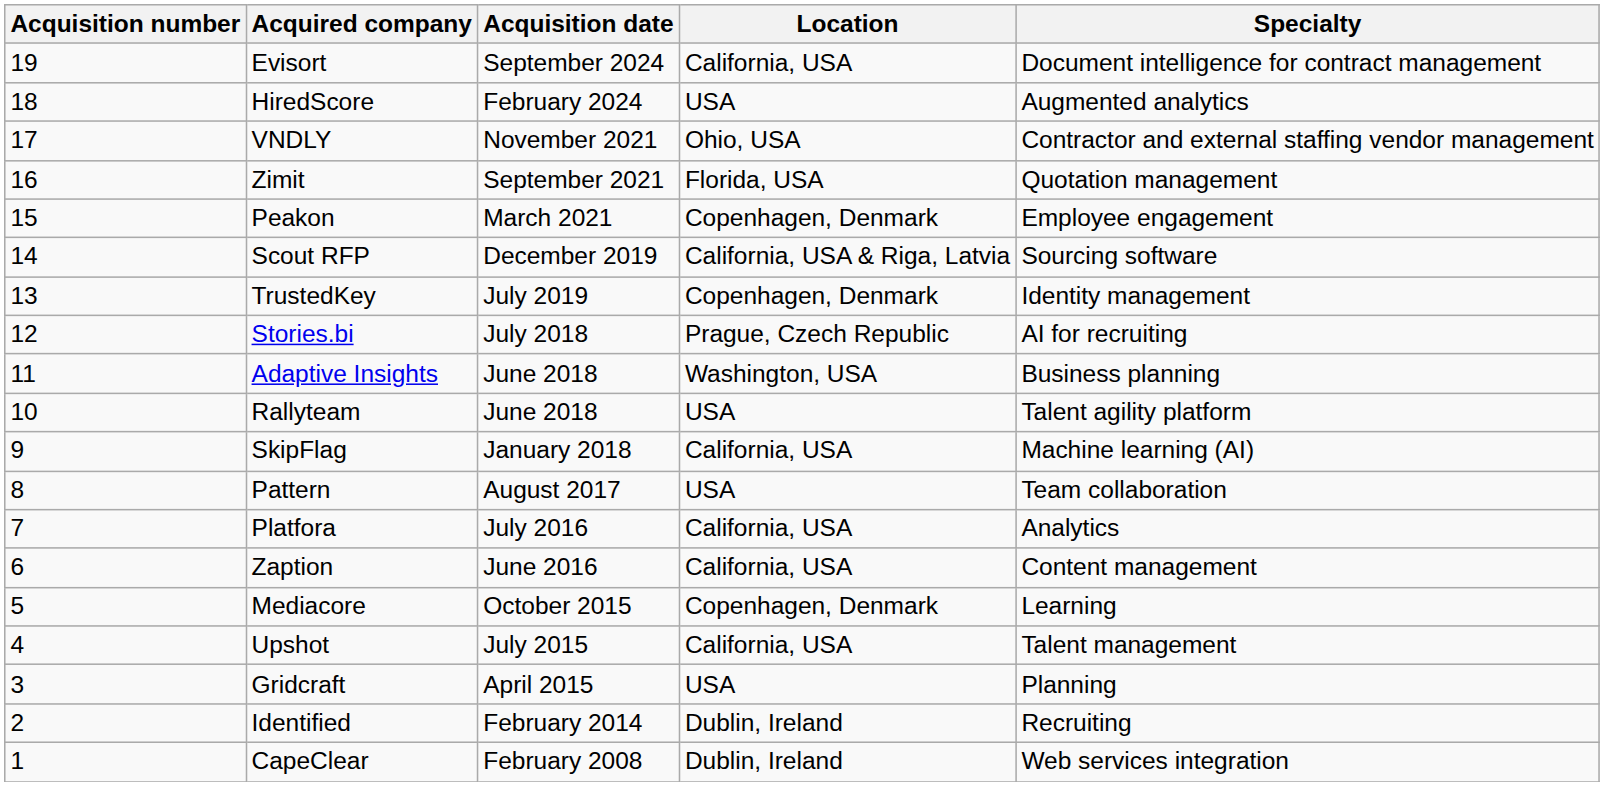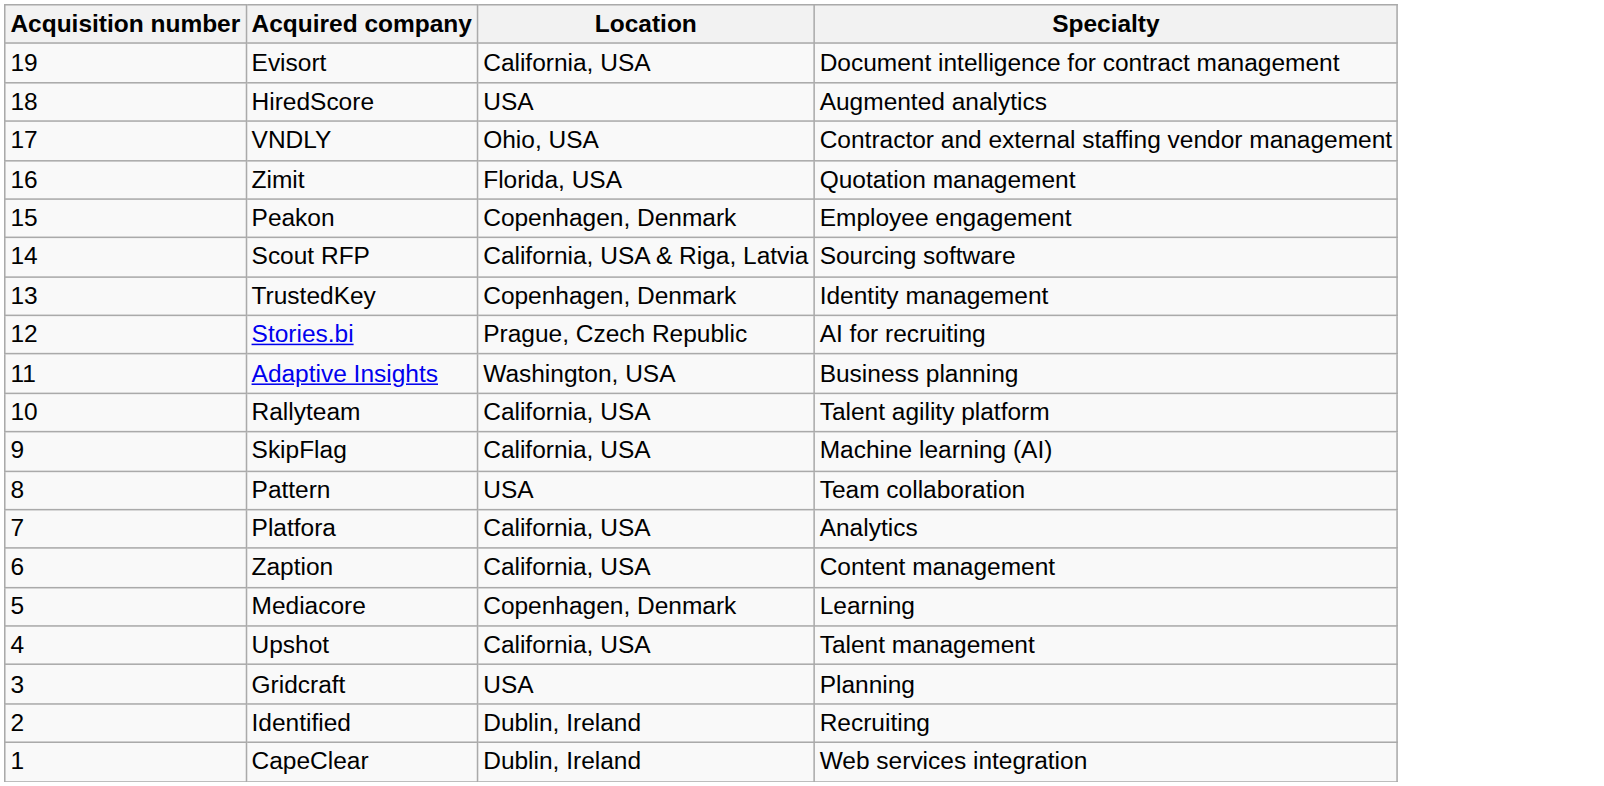- column: (578, 23)
(710, 412) USA -> (567, 412) California, USA
